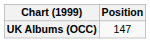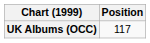(122, 29) 147 -> (122, 29) 117
